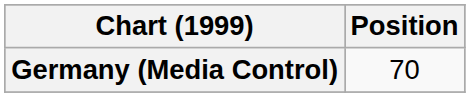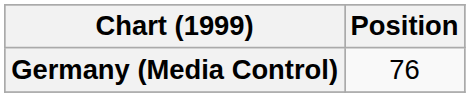(405, 69) 70 -> (405, 69) 76
